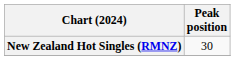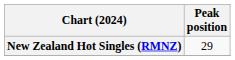(207, 45) 30 -> (207, 45) 29
